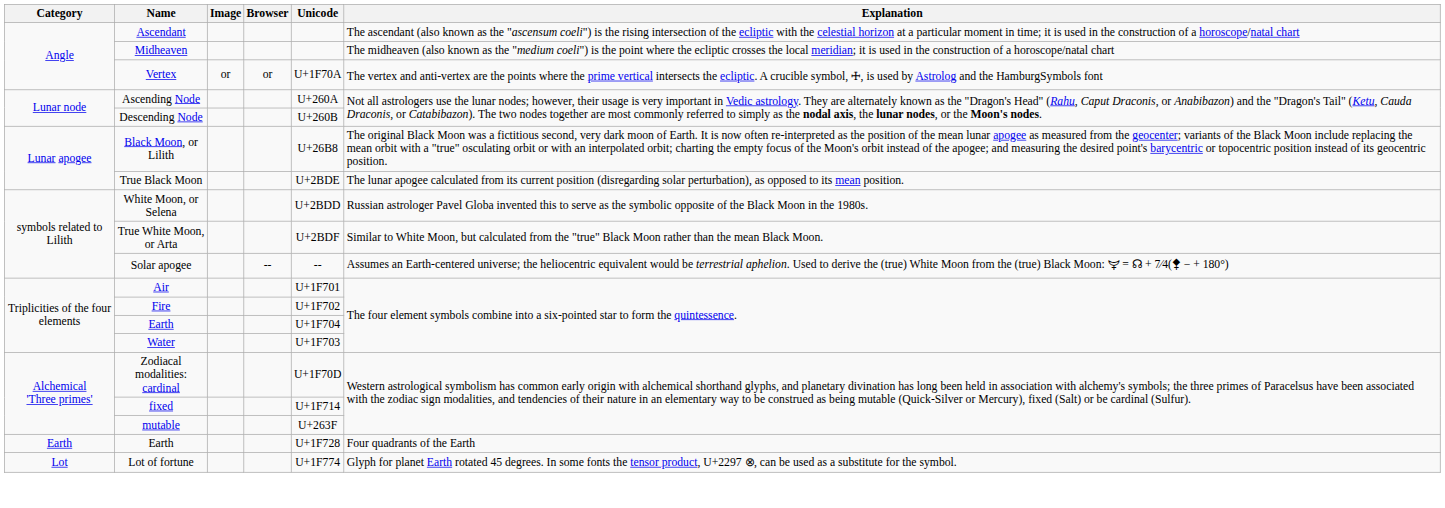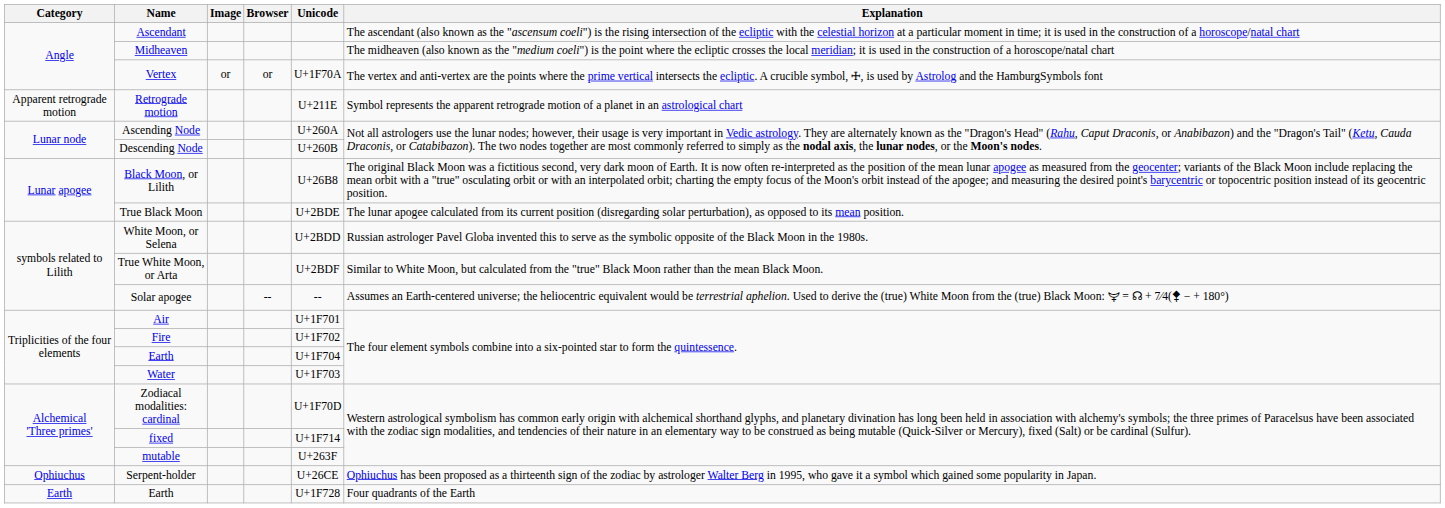+ row: (60, 105)
+ row: (60, 475)
- row: (60, 462)
